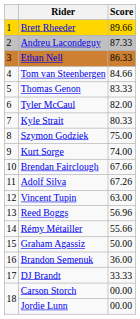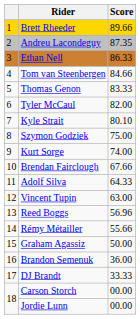(121, 43) 87.33 -> (121, 43) 87.35
(121, 120) 80.33 -> (121, 120) 80.10
(121, 182) 67.26 -> (121, 182) 64.33
